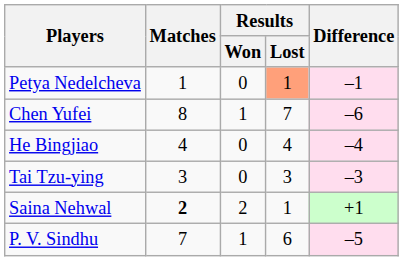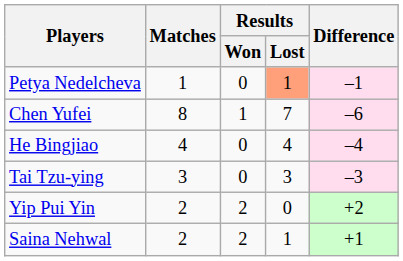+ row: (52, 207)
(183, 207) bold -> (183, 239) normal
- row: (54, 239)
